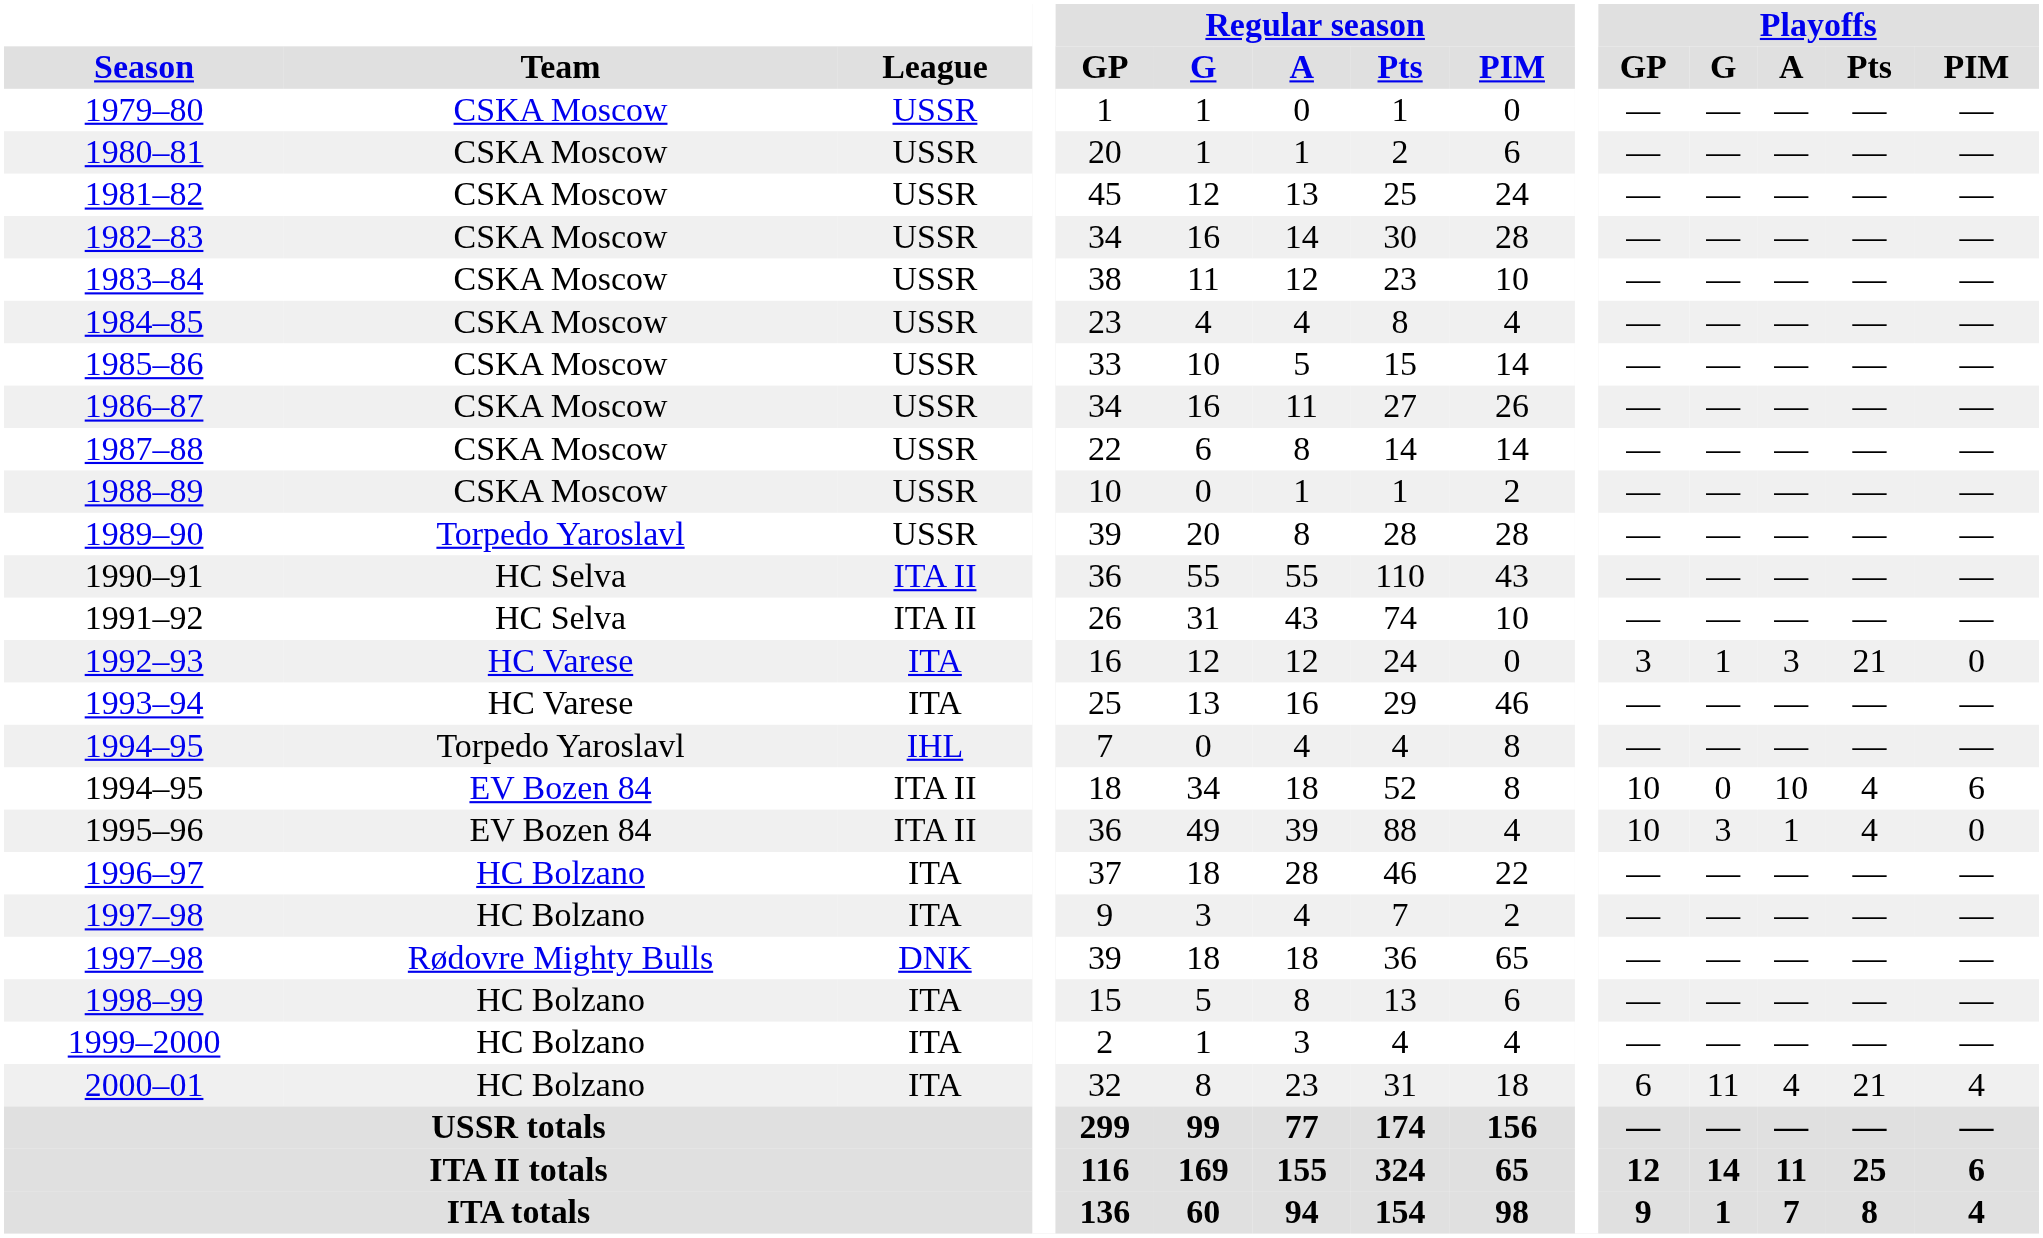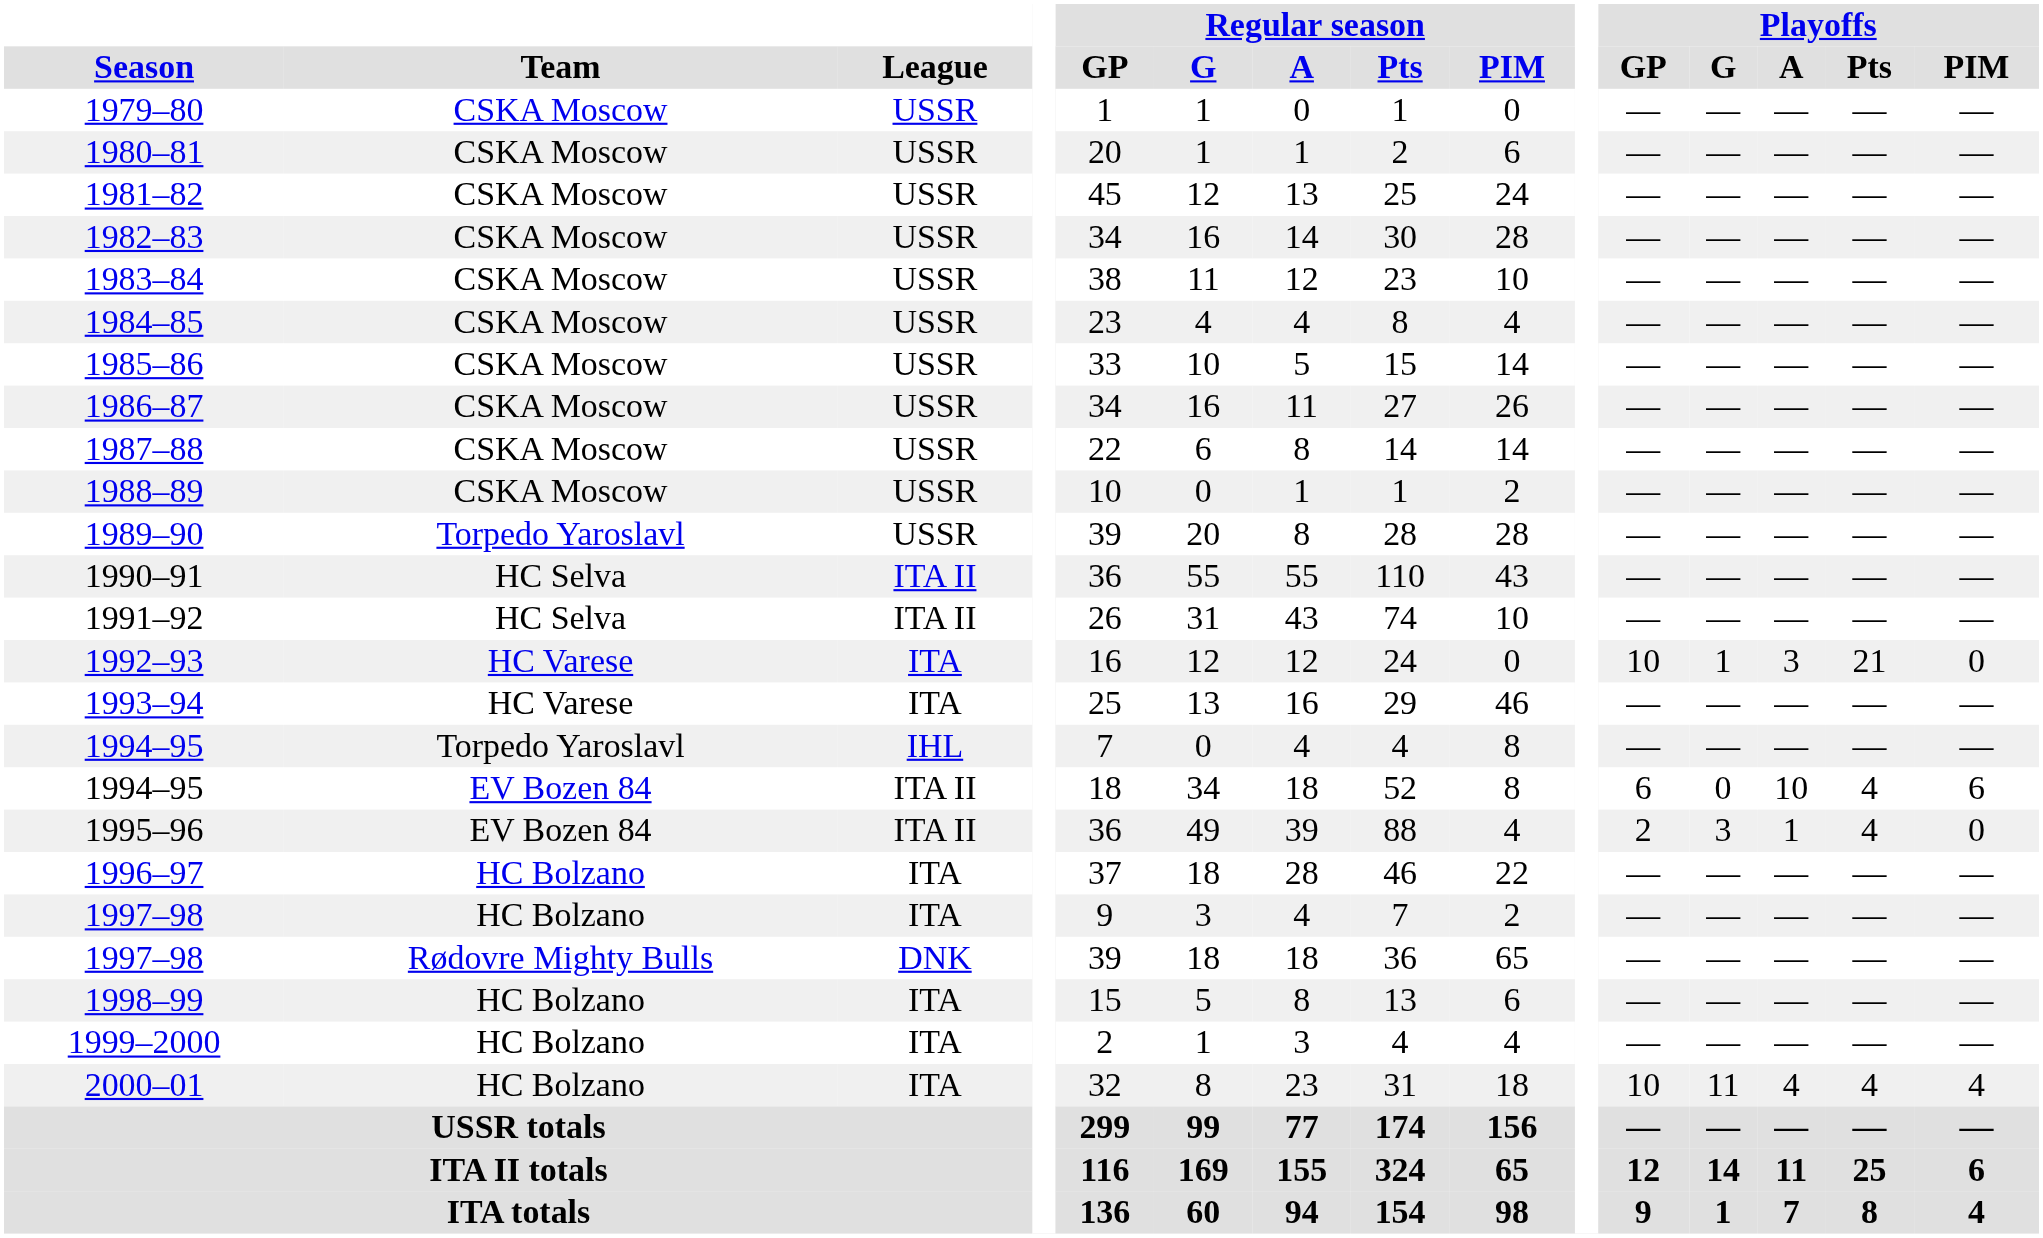(1643, 660) 3 -> (1643, 660) 10
(1643, 787) 10 -> (1643, 787) 6
(1643, 830) 10 -> (1643, 830) 2
(1643, 1084) 6 -> (1643, 1084) 10
(1869, 1084) 21 -> (1869, 1084) 4
